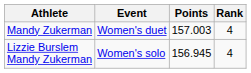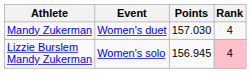(191, 31) 157.003 -> (191, 31) 157.030
(230, 54) no background -> (230, 54) pink background
